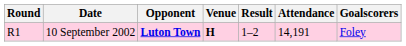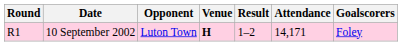(170, 31) bold -> (169, 31) normal
(294, 31) 14,191 -> (290, 31) 14,171
